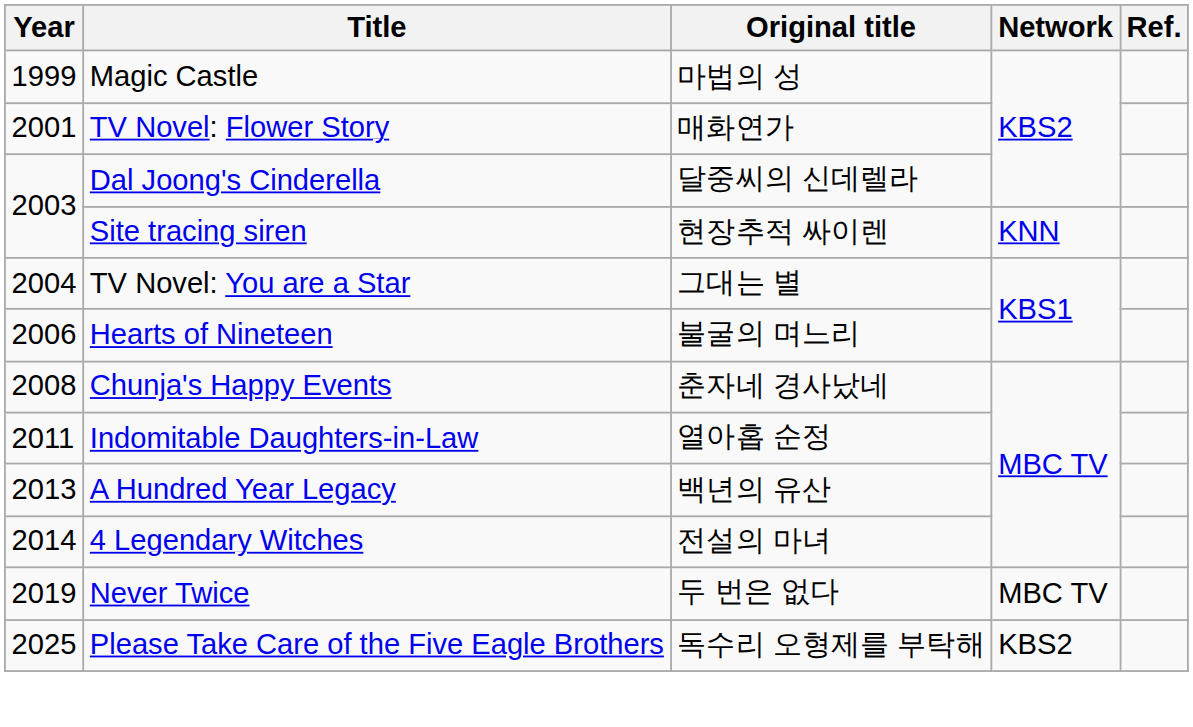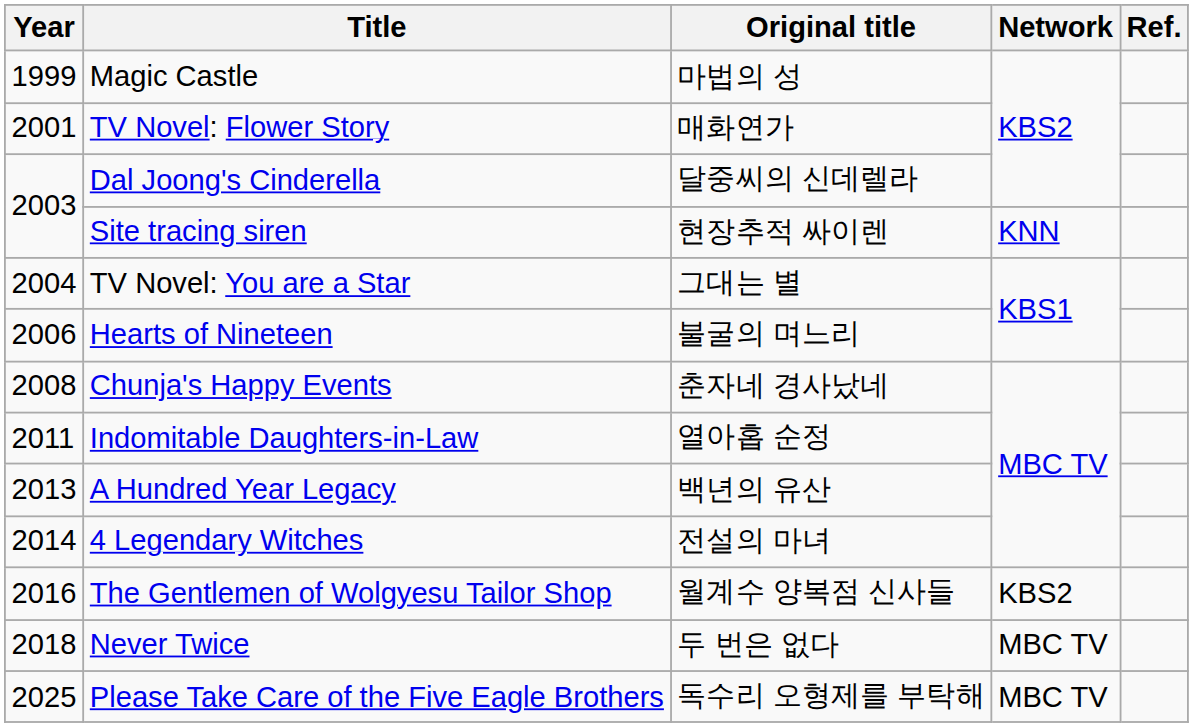+ row: (351, 592)
(44, 592) 2019 -> (44, 644) 2018
(1035, 644) KBS2 -> (1053, 696) MBC TV
